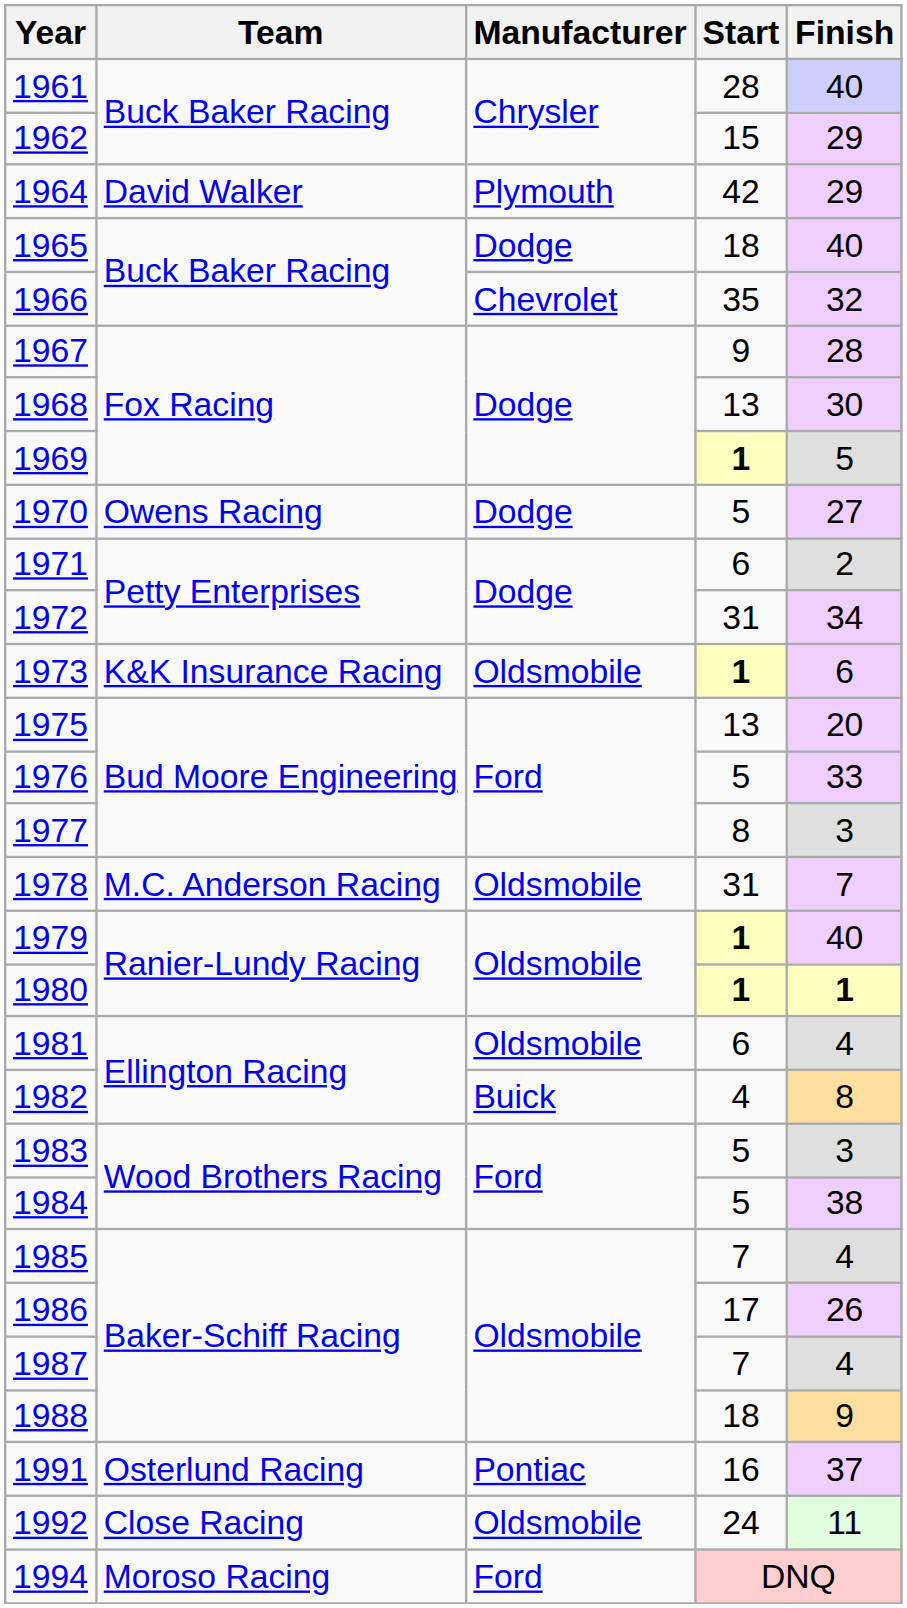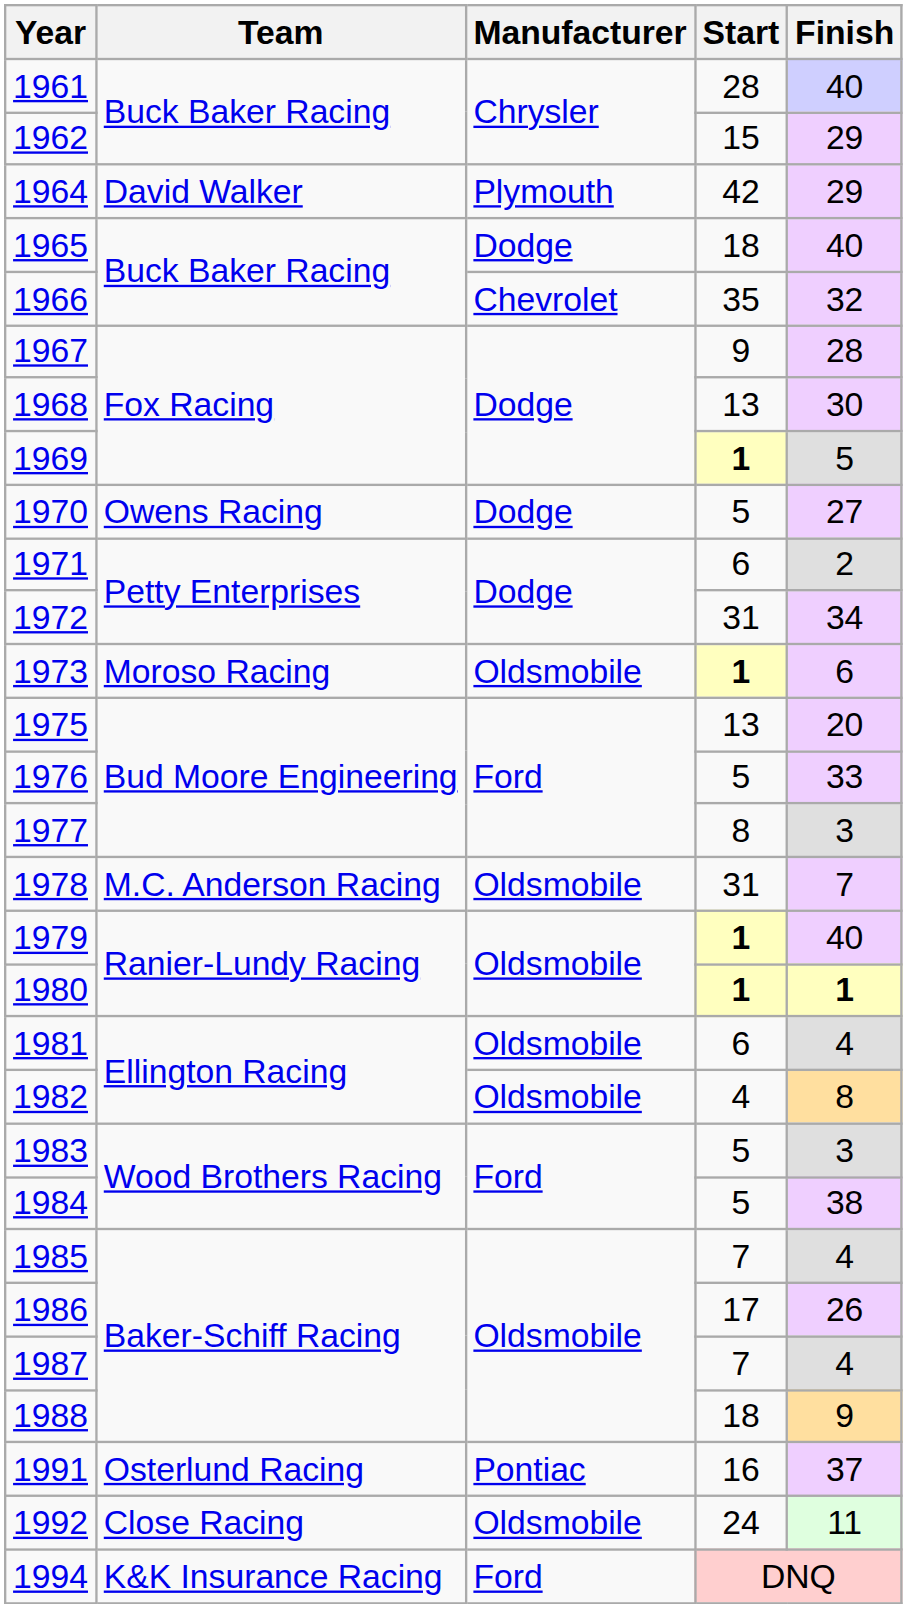(273, 671) K&K Insurance Racing -> (217, 671) Moroso Racing
(515, 1097) Buick -> (558, 1097) Oldsmobile
(217, 1576) Moroso Racing -> (273, 1576) K&K Insurance Racing
